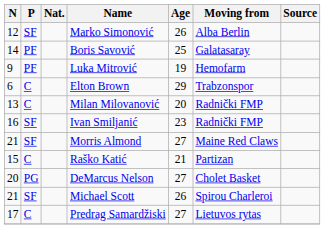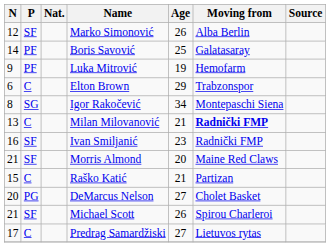+ row: (105, 104)
(181, 104) 20 -> (181, 123) 21
(229, 104) normal -> (232, 123) bold
(181, 141) 27 -> (181, 159) 20
